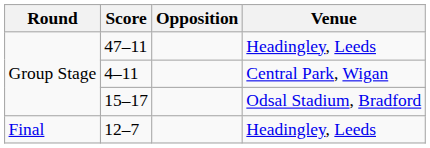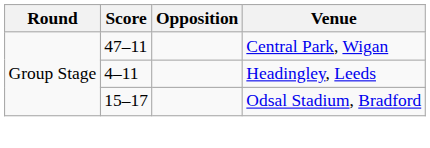(311, 45) Headingley, Leeds -> (317, 45) Central Park, Wigan
(317, 73) Central Park, Wigan -> (311, 73) Headingley, Leeds
- row: (122, 128)
